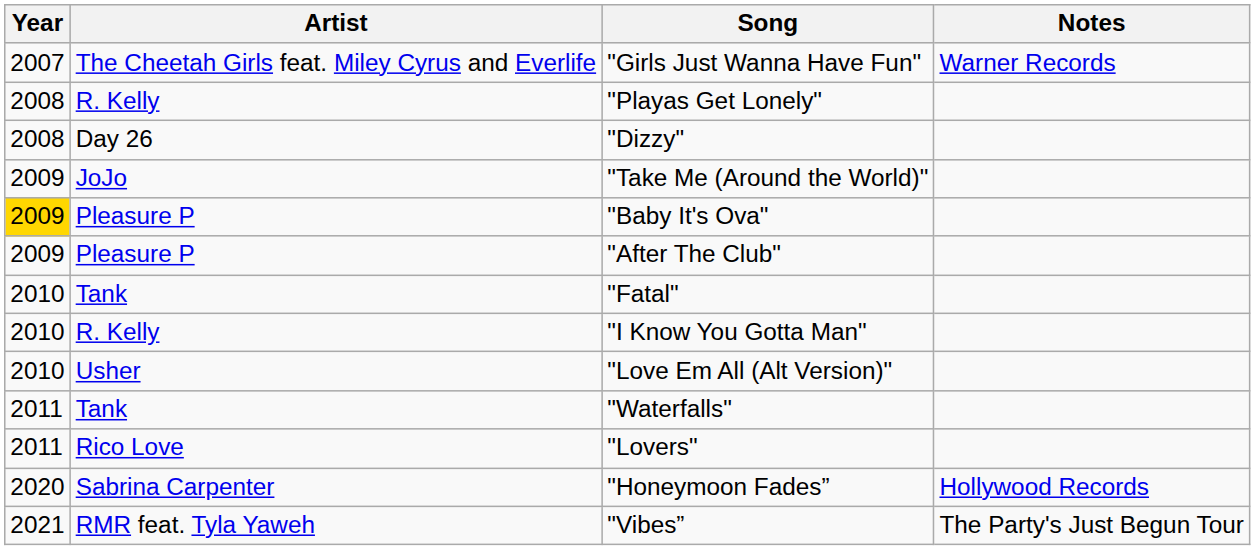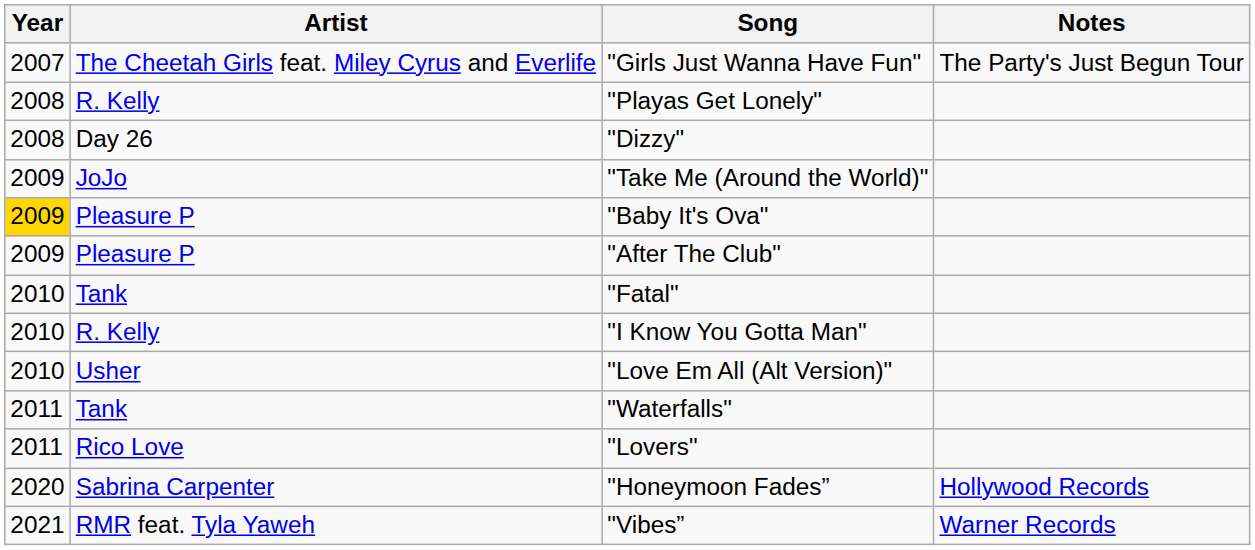(1028, 62) Warner Records -> (1092, 62) The Party's Just Begun Tour
(1092, 525) The Party's Just Begun Tour -> (1028, 525) Warner Records
